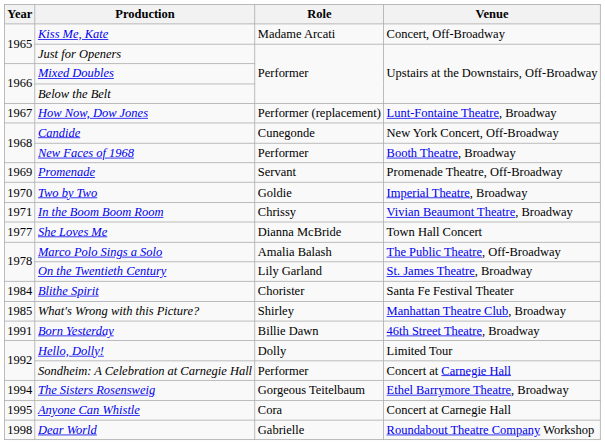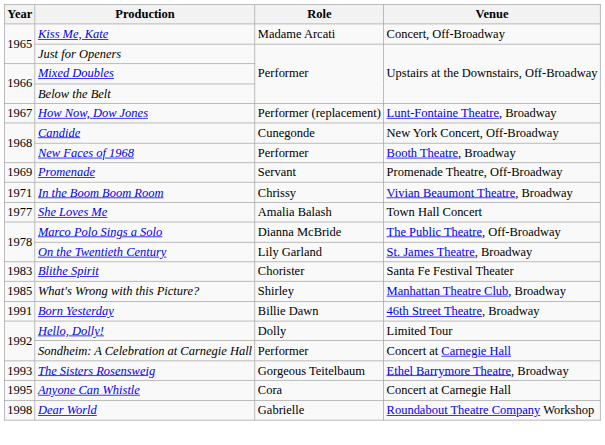- row: (68, 192)
(300, 232) Dianna McBride -> (295, 212) Amalia Balash
(295, 251) Amalia Balash -> (300, 232) Dianna McBride
(20, 291) 1984 -> (20, 271) 1983
(20, 390) 1994 -> (20, 370) 1993
